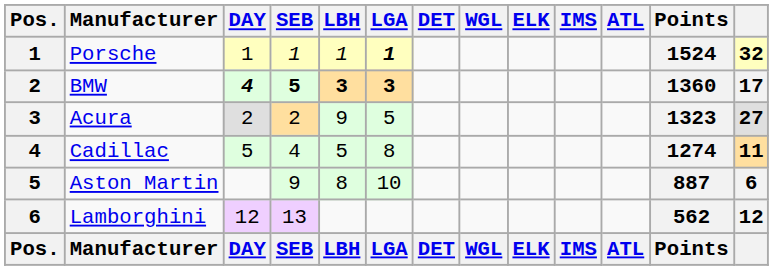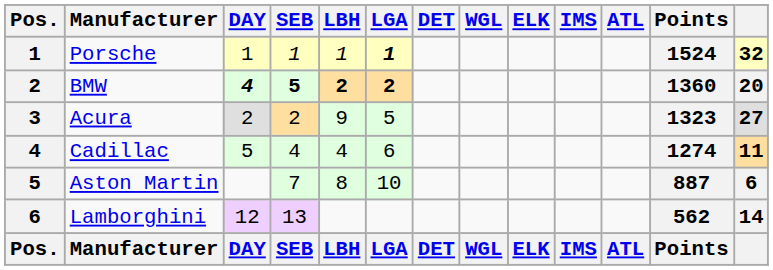(342, 86) 3 -> (342, 86) 2
(389, 86) 3 -> (389, 86) 2
(751, 86) 17 -> (751, 86) 20
(342, 151) 5 -> (342, 151) 4
(389, 151) 8 -> (389, 151) 6
(295, 184) 9 -> (295, 184) 7
(751, 217) 12 -> (751, 217) 14
